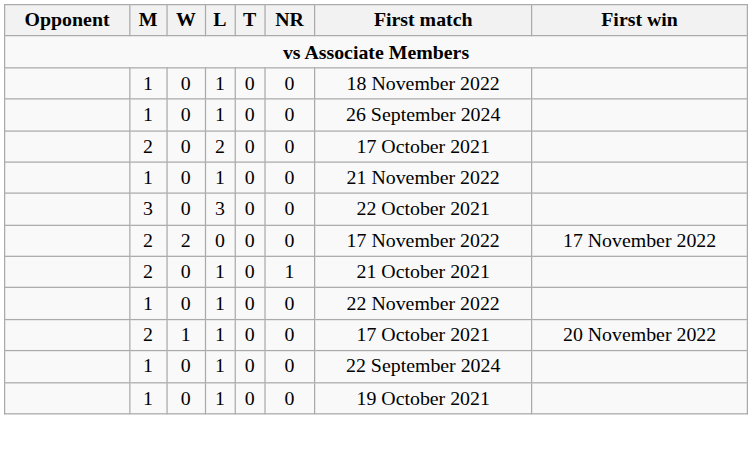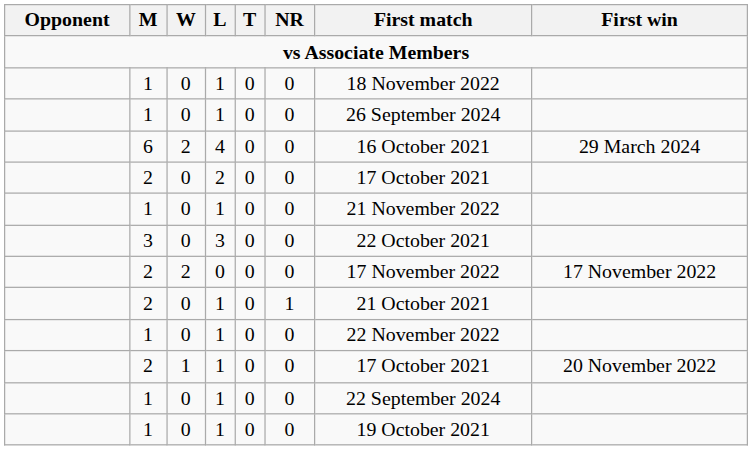+ row: (148, 146)
